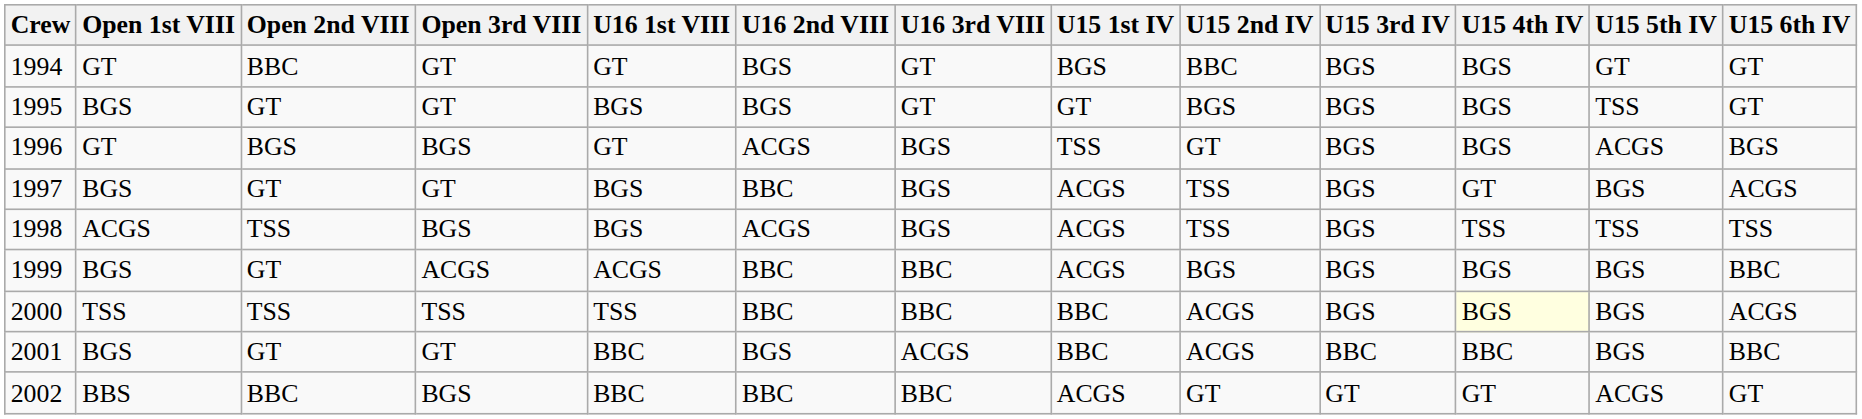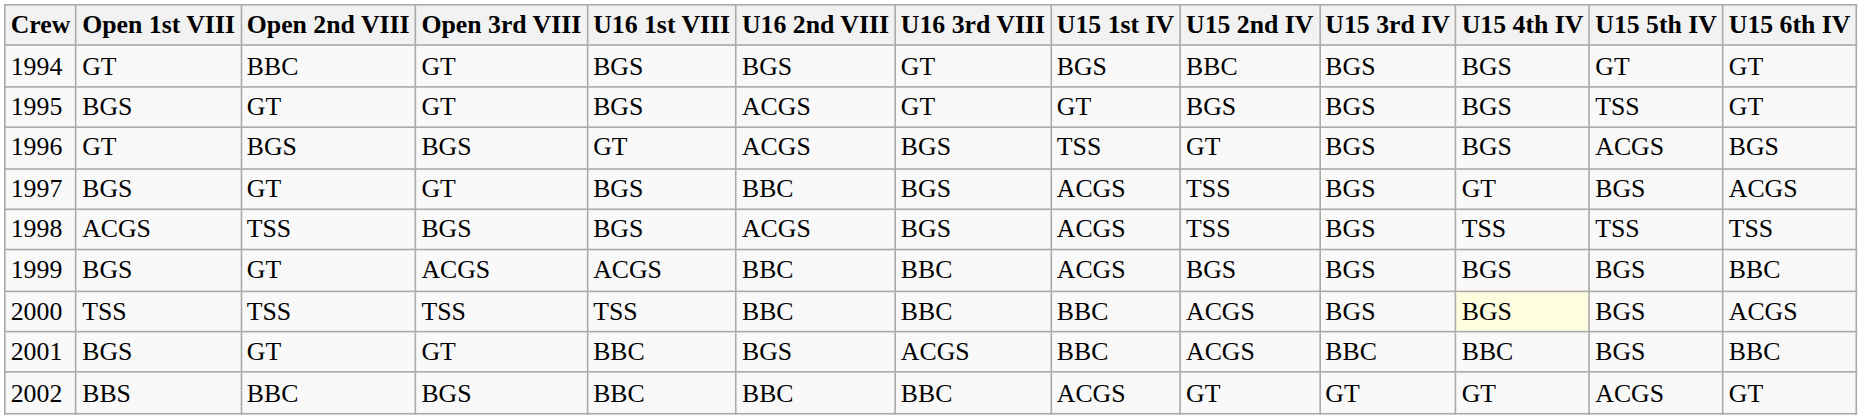(610, 65) GT -> (618, 65) BGS
(767, 106) BGS -> (776, 106) ACGS
